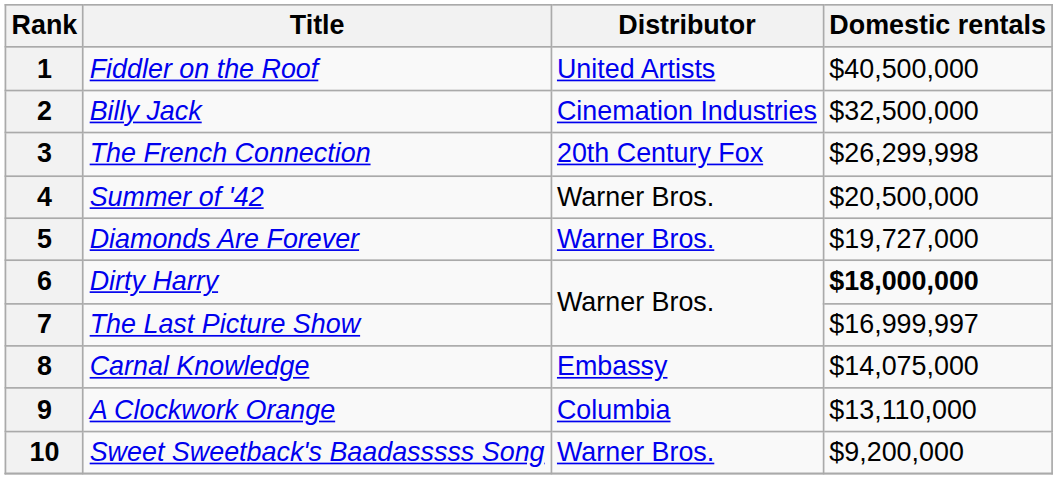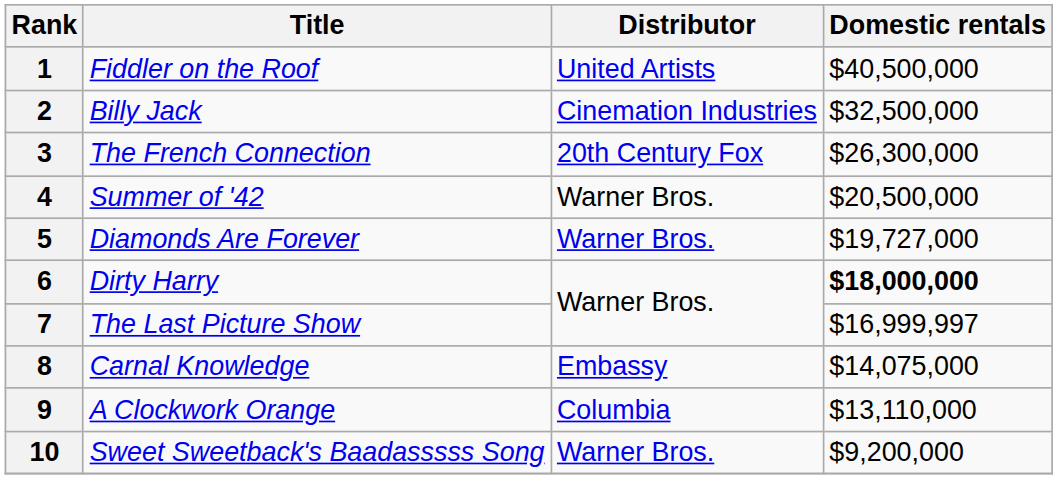(904, 153) $26,299,998 -> (904, 153) $26,300,000
